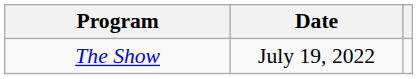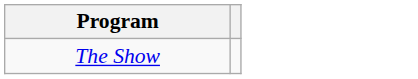- column: (317, 21)
